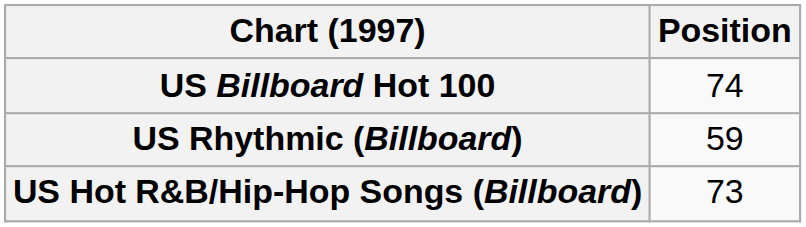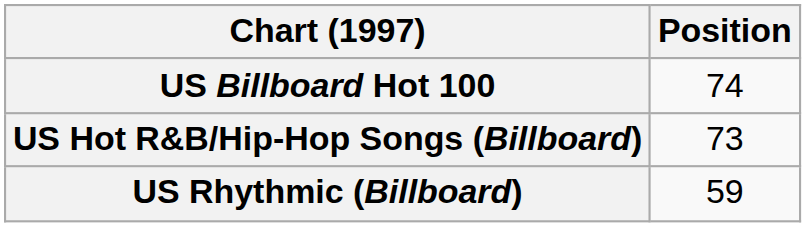rows swapped: (328, 192) <-> (328, 138)
